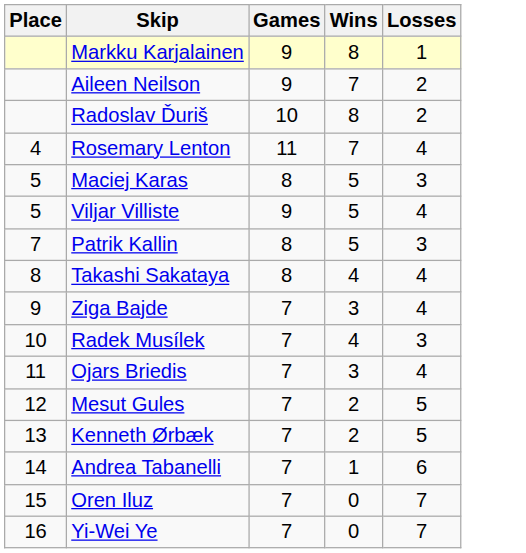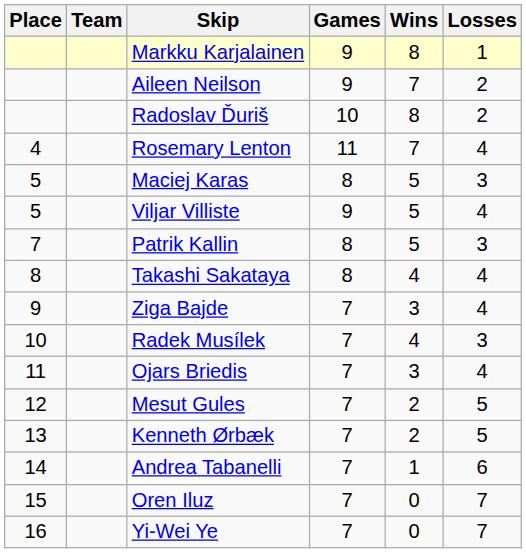+ column: (97, 20)
